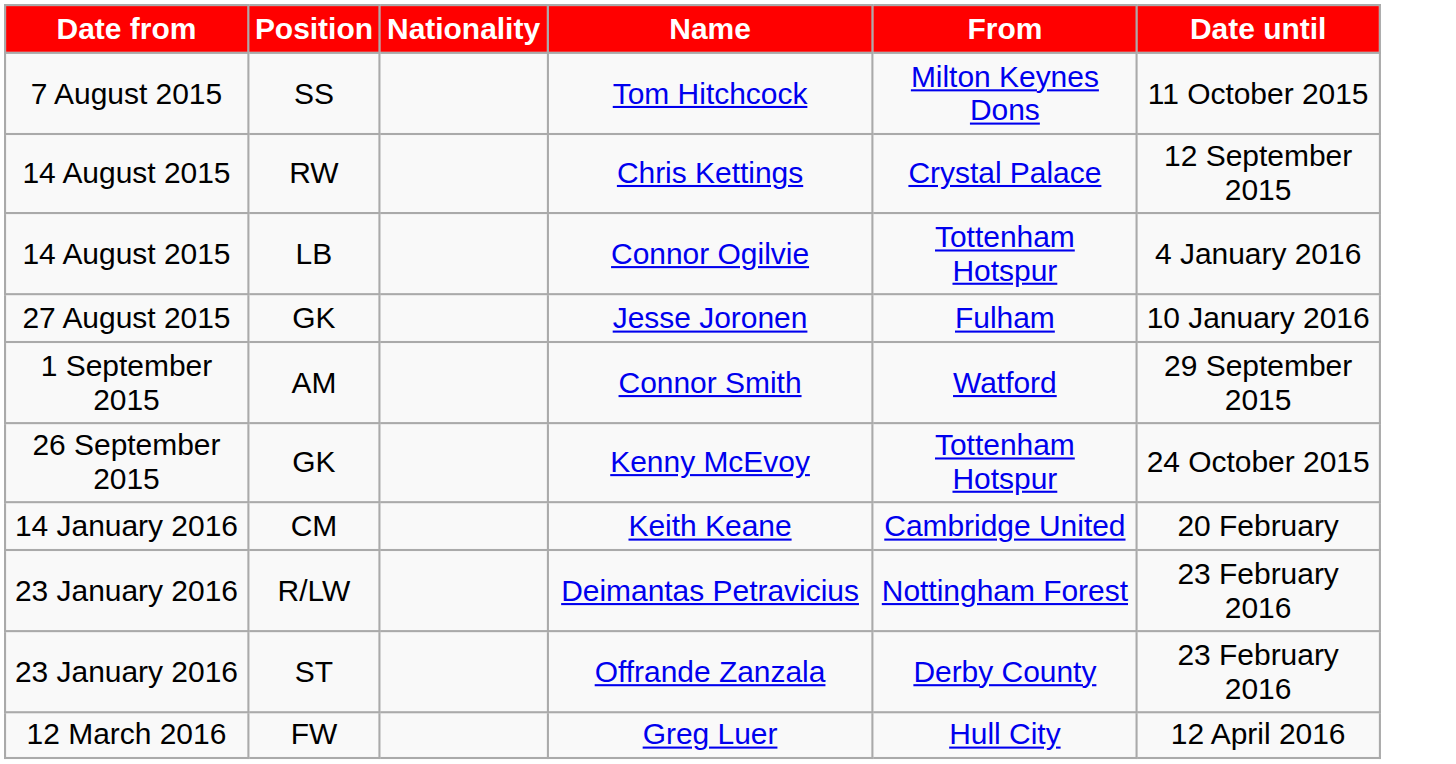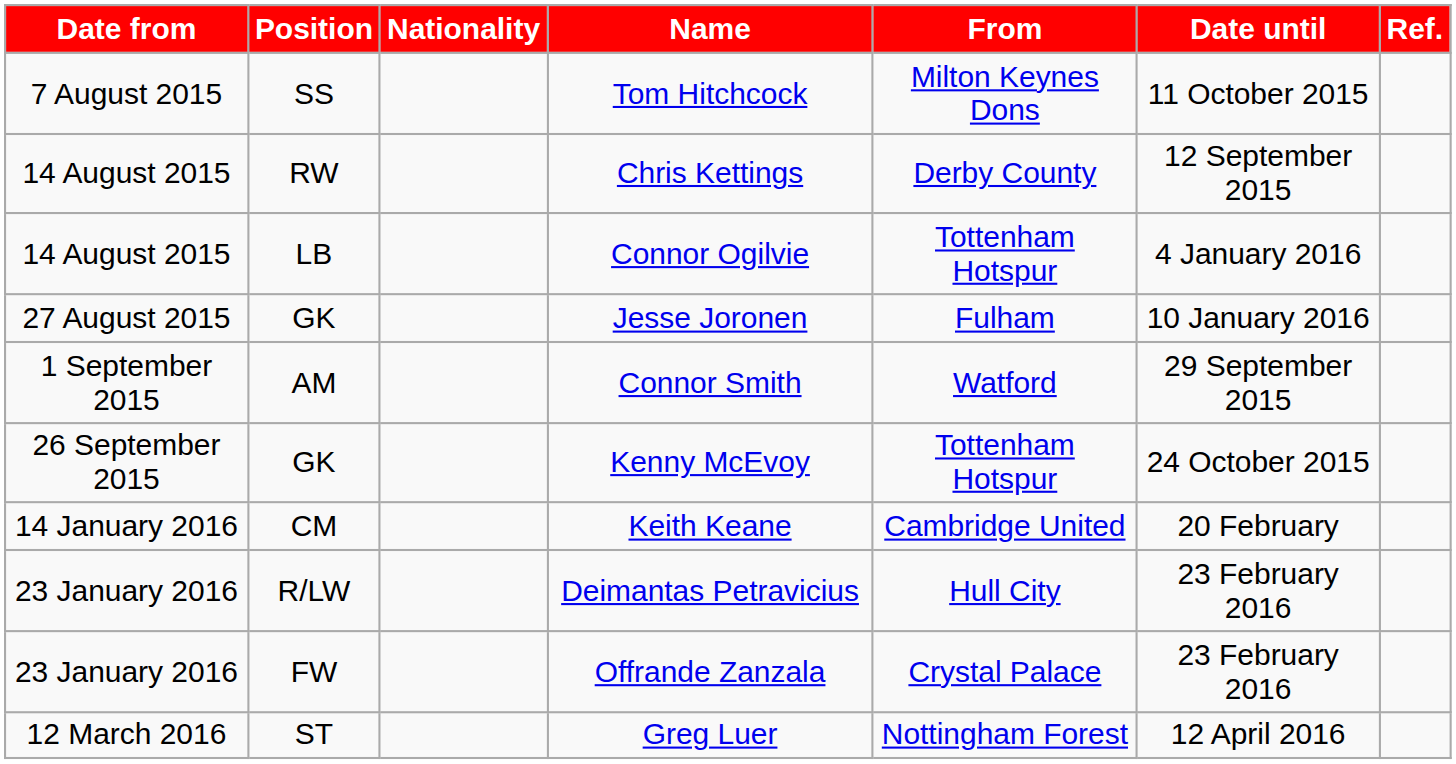+ column: (1415, 29)
(1005, 174) Crystal Palace -> (1005, 174) Derby County
(1005, 591) Nottingham Forest -> (1005, 591) Hull City
(314, 671) ST -> (314, 671) FW
(1005, 671) Derby County -> (1005, 671) Crystal Palace
(314, 735) FW -> (314, 735) ST
(1005, 735) Hull City -> (1005, 735) Nottingham Forest
